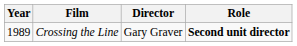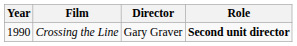(19, 32) 1989 -> (19, 32) 1990
